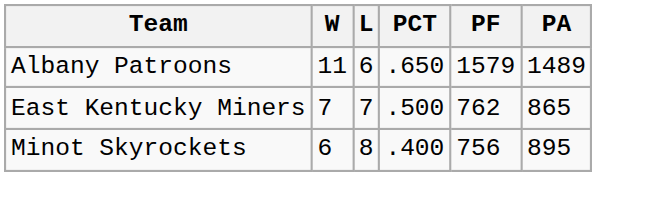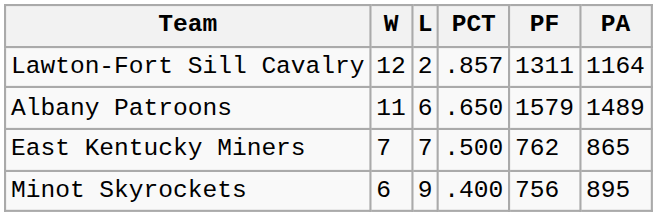+ row: (188, 67)
(366, 149) 8 -> (425, 190) 9
